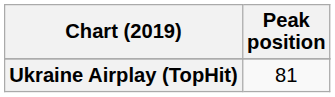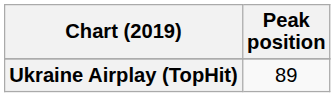(286, 75) 81 -> (286, 75) 89
